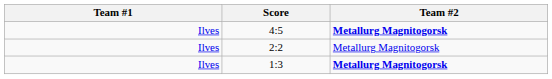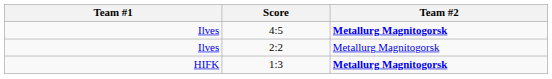(209, 64) Ilves -> (206, 64) HIFK
